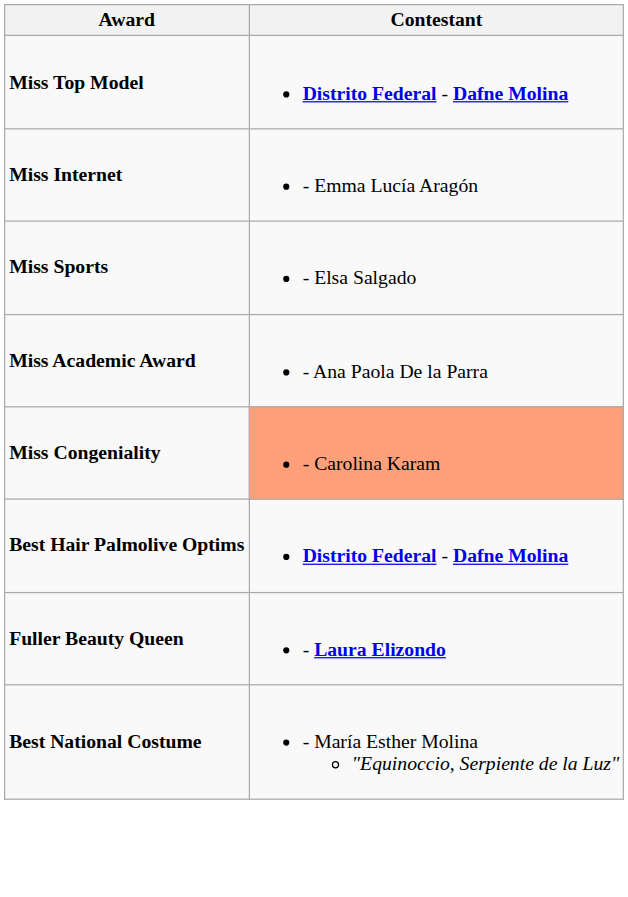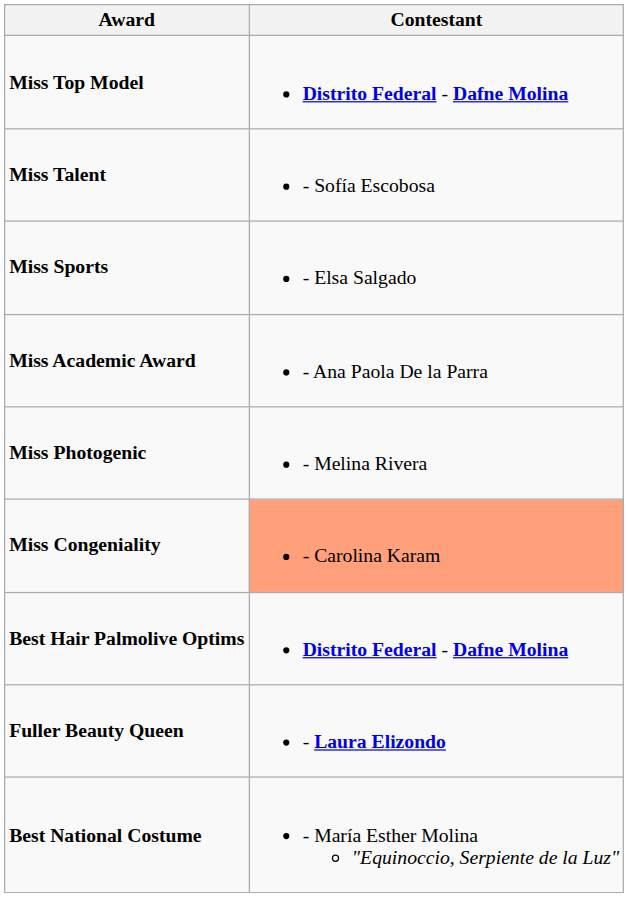- row: (66, 174)
+ row: (58, 174)
+ row: (78, 452)
